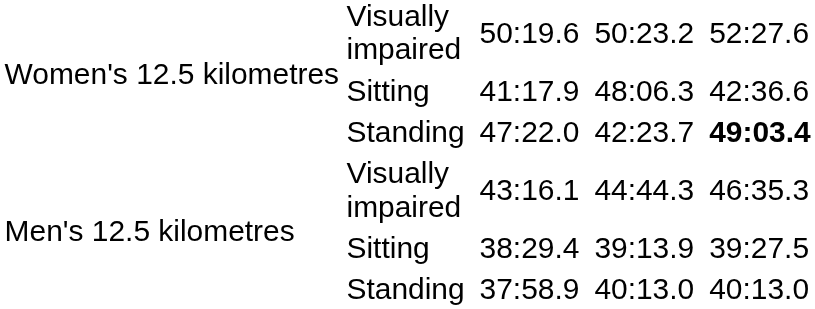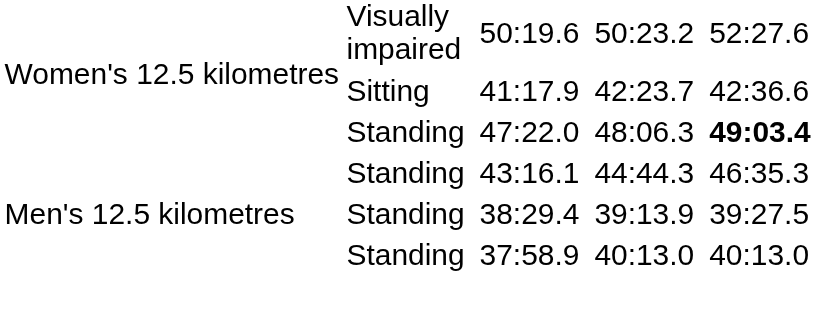(644, 90) 48:06.3 -> (644, 90) 42:23.7
(644, 131) 42:23.7 -> (644, 131) 48:06.3
(404, 189) Visually impaired -> (406, 173) Standing
(388, 247) Sitting -> (406, 214) Standing
